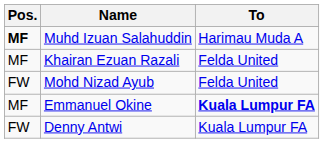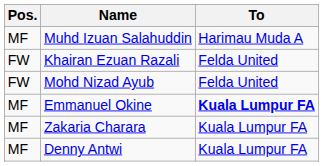(18, 37) bold -> (18, 37) normal
(18, 60) MF -> (19, 60) FW
+ row: (95, 127)
(19, 127) FW -> (18, 149) MF
